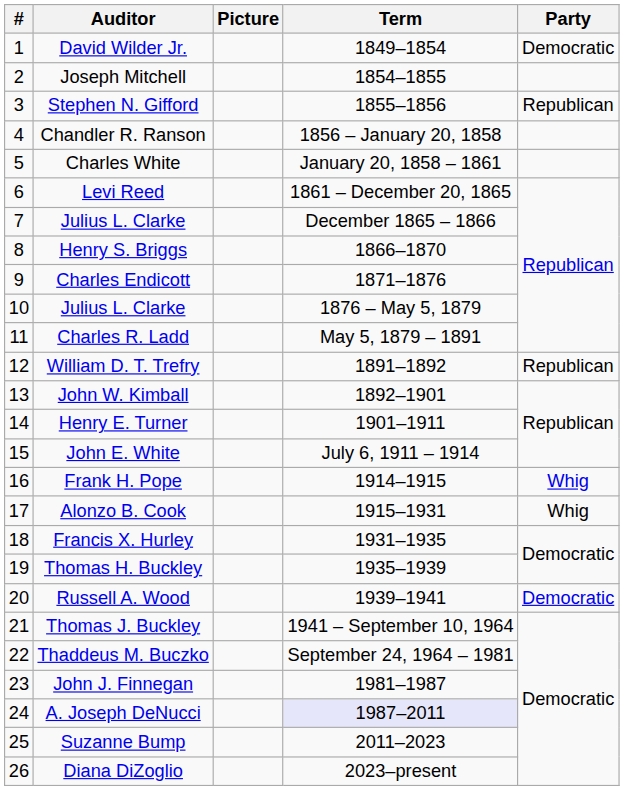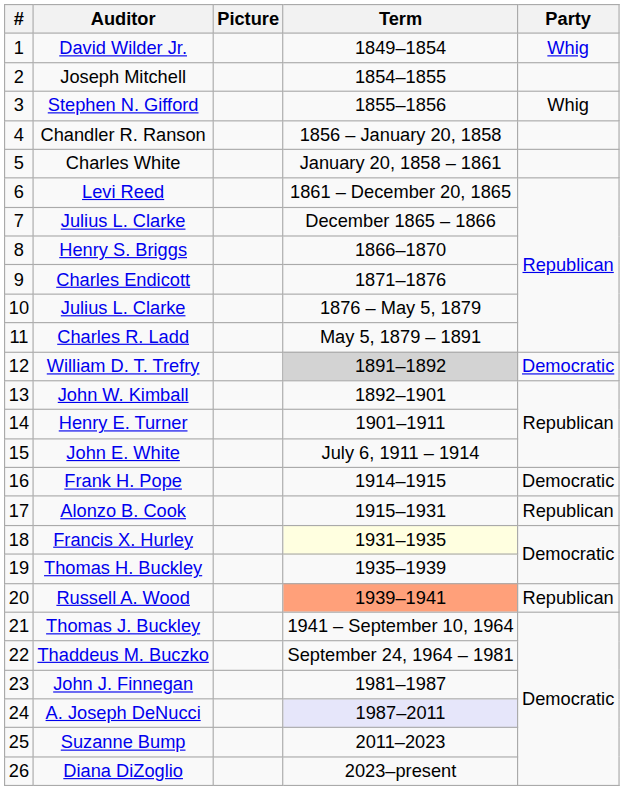(568, 47) Democratic -> (568, 47) Whig
(568, 105) Republican -> (568, 105) Whig
(401, 366) no background -> (401, 366) lightgrey background
(568, 366) Republican -> (568, 366) Democratic
(568, 481) Whig -> (568, 481) Democratic
(568, 510) Whig -> (568, 510) Republican
(401, 539) no background -> (401, 539) lightyellow background
(401, 597) no background -> (401, 597) lightsalmon background
(568, 597) Democratic -> (568, 597) Republican
